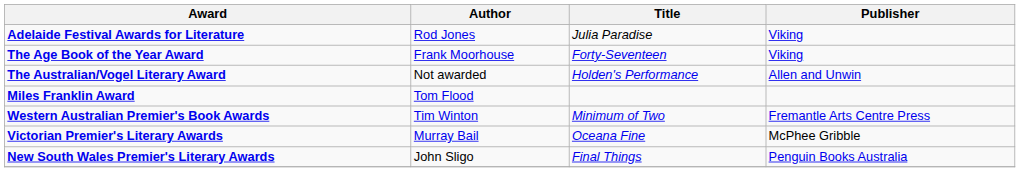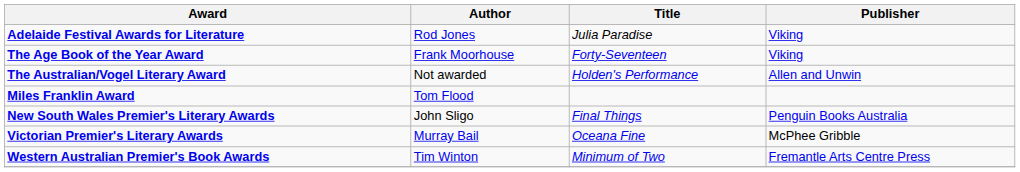rows swapped: (141, 156) <-> (138, 116)
